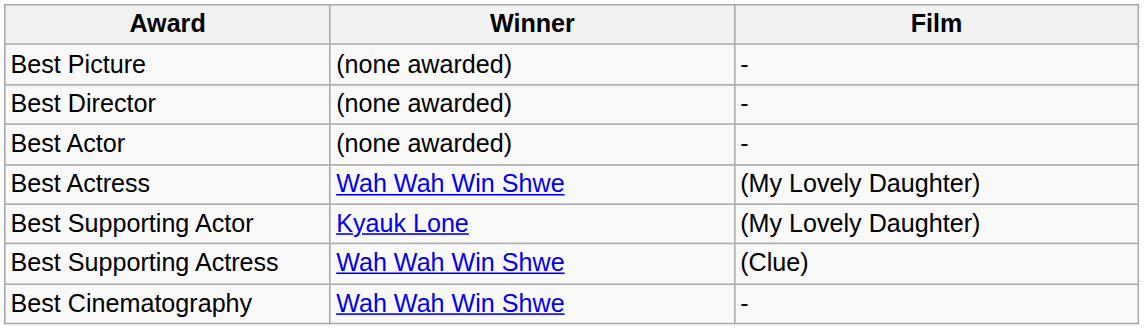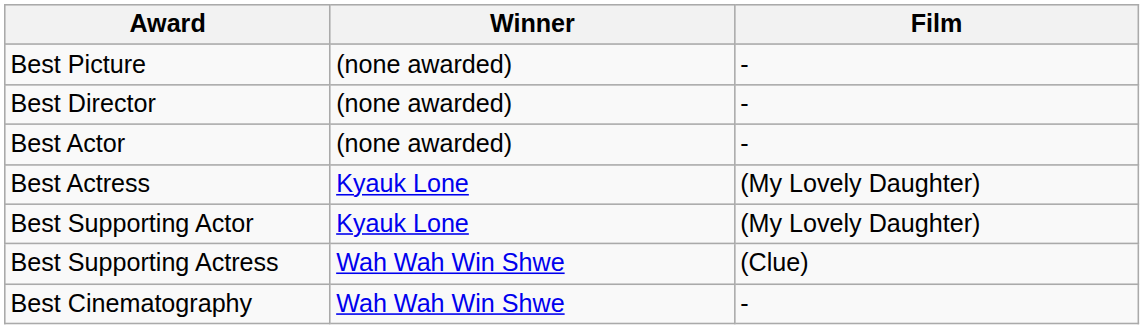(450, 183) Wah Wah Win Shwe -> (402, 183) Kyauk Lone
